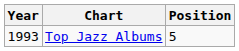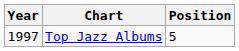(23, 36) 1993 -> (23, 36) 1997
